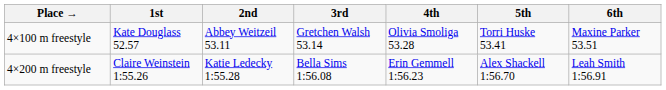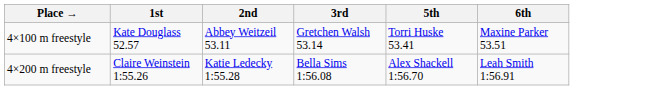- column: (431, 13)
